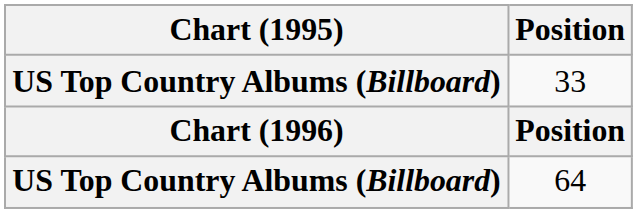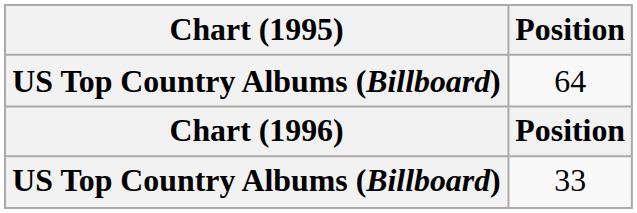rows swapped: (570, 80) <-> (570, 181)
